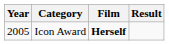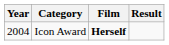(18, 31) 2005 -> (18, 31) 2004
